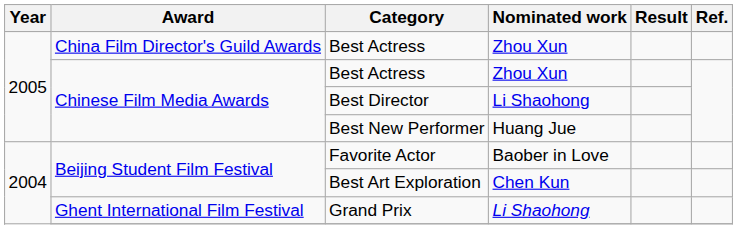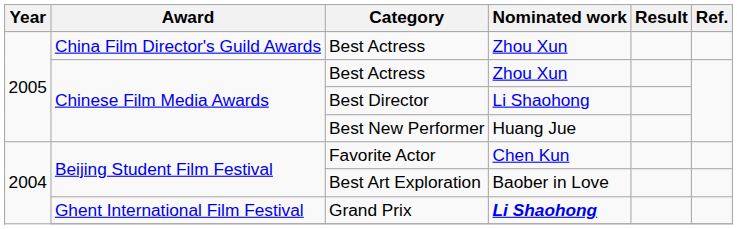(551, 155) Baober in Love -> (531, 155) Chen Kun
(531, 182) Chen Kun -> (551, 182) Baober in Love
(541, 210) normal -> (545, 210) bold
